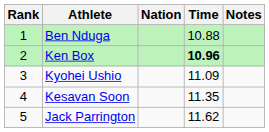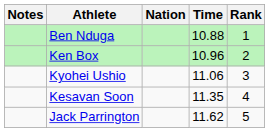columns swapped: (23, 14) <-> (244, 14)
(204, 55) bold -> (208, 55) normal
(204, 76) 11.09 -> (208, 76) 11.06
